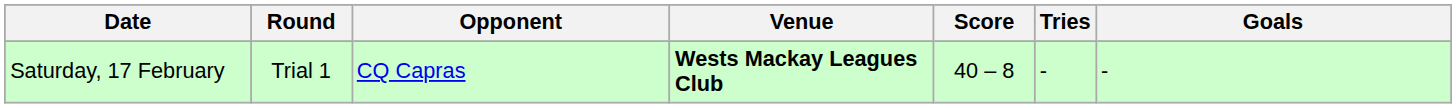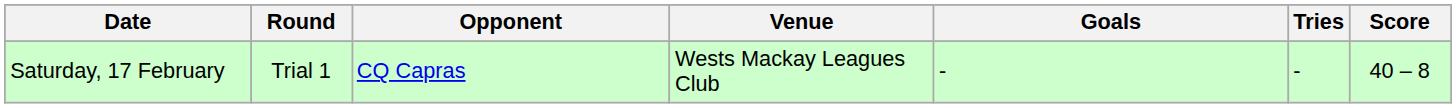columns swapped: (984, 23) <-> (1273, 23)
(796, 71) bold -> (790, 71) normal
